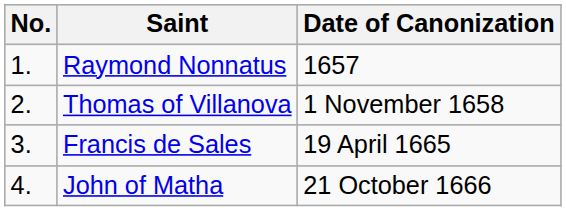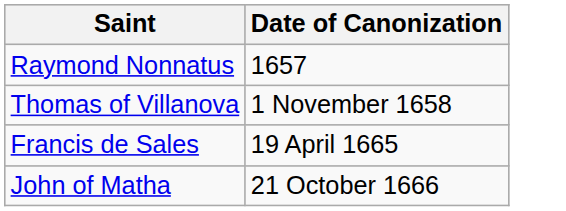- column: (31, 24)
